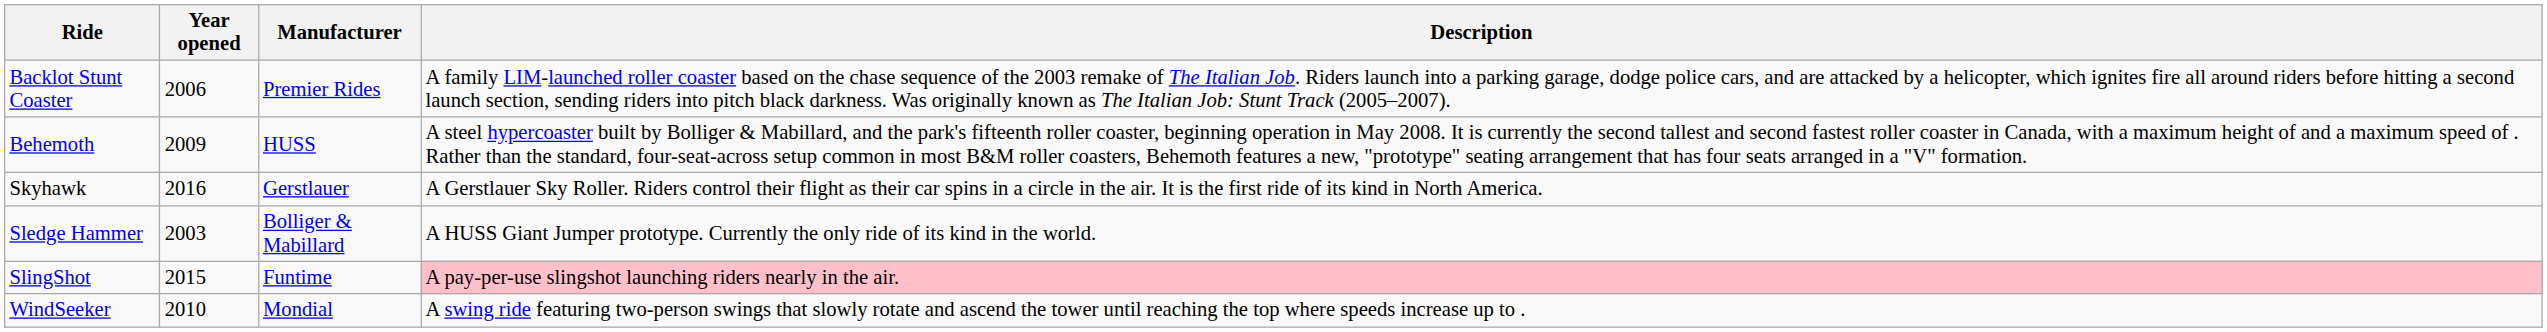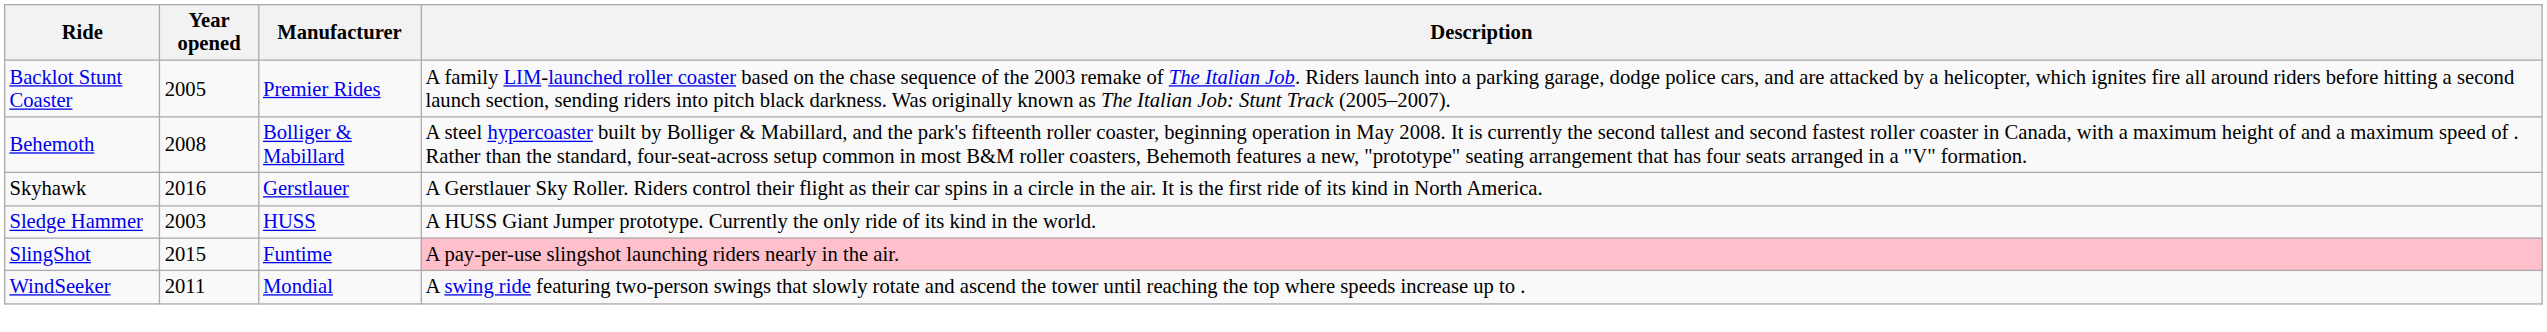(185, 88) 2006 -> (185, 88) 2005
(185, 144) 2009 -> (185, 144) 2008
(289, 144) HUSS -> (307, 144) Bolliger & Mabillard
(307, 233) Bolliger & Mabillard -> (289, 221) HUSS
(185, 310) 2010 -> (185, 286) 2011
